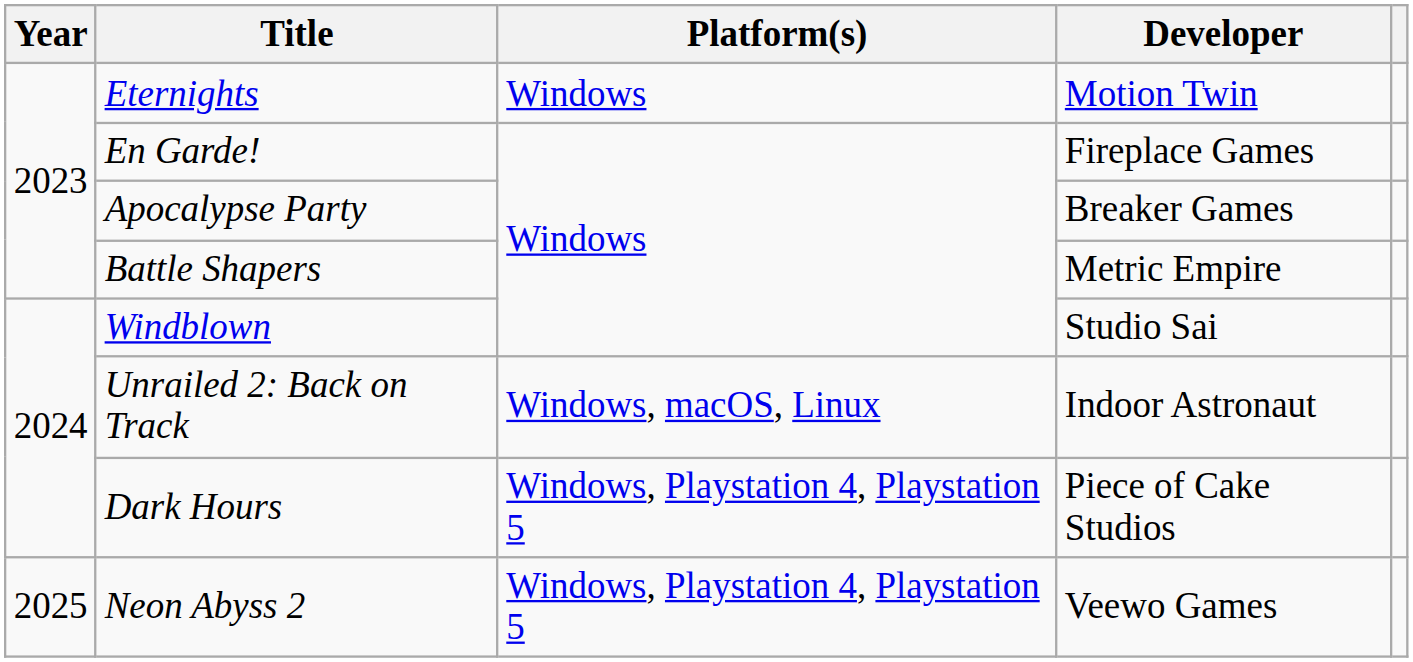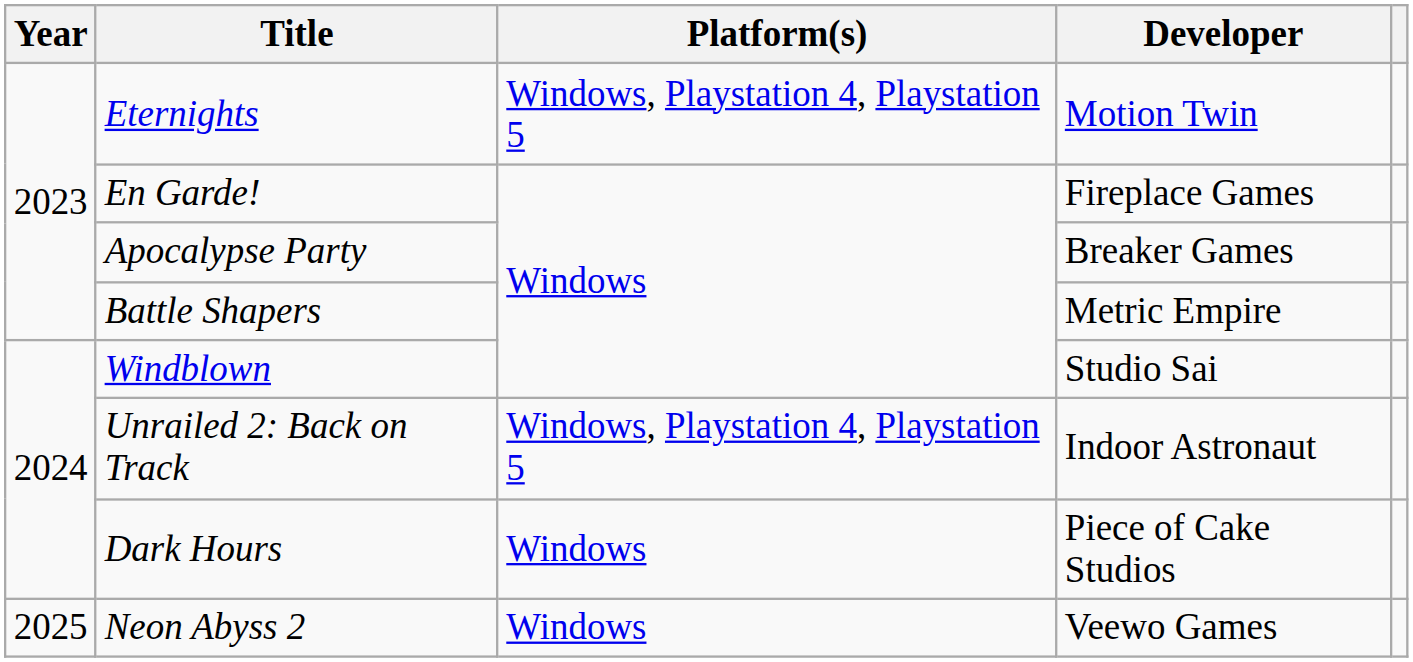(576, 92) Windows -> (773, 113) Windows, Playstation 4, Playstation 5
(693, 406) Windows, macOS, Linux -> (773, 447) Windows, Playstation 4, Playstation 5
(773, 506) Windows, Playstation 4, Playstation 5 -> (576, 548) Windows
(773, 606) Windows, Playstation 4, Playstation 5 -> (576, 627) Windows
